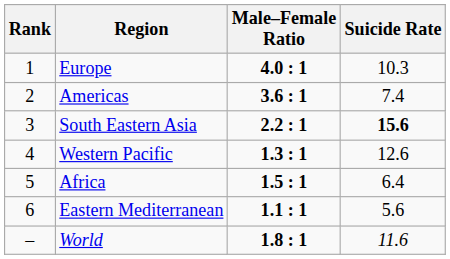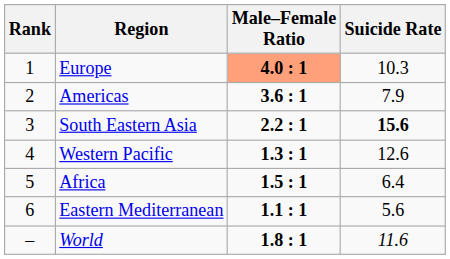(284, 67) no background -> (284, 67) lightsalmon background
(393, 96) 7.4 -> (393, 96) 7.9
